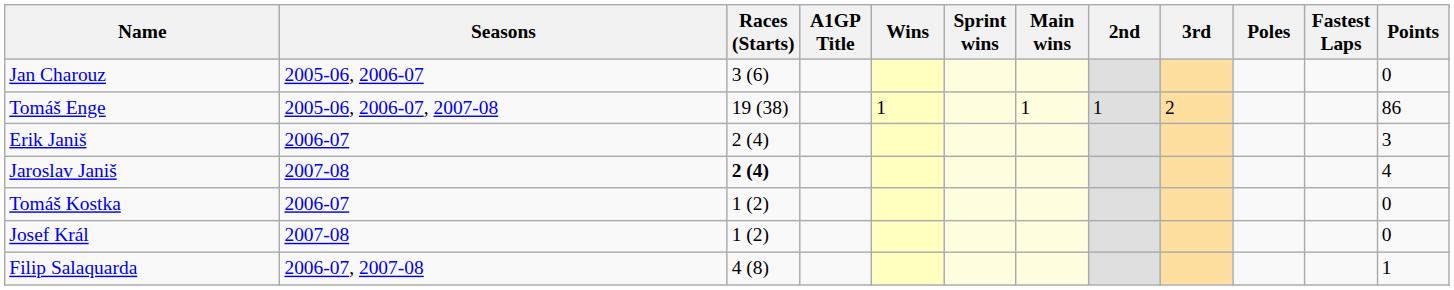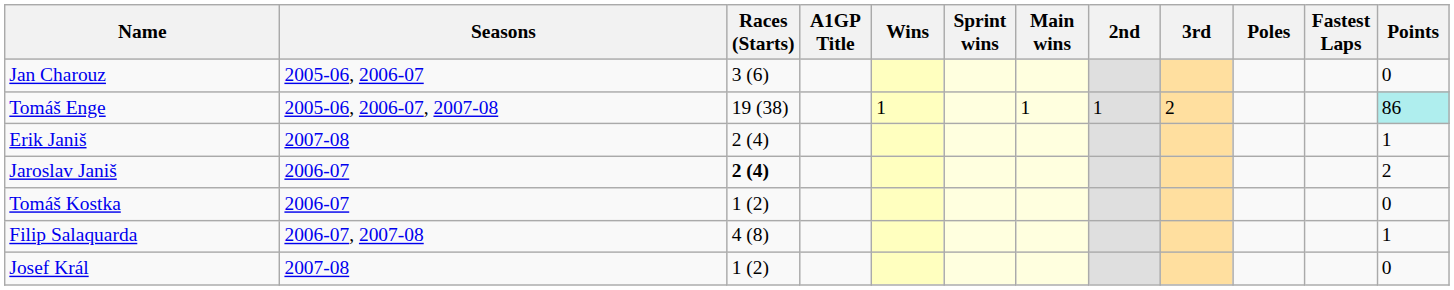(1391, 107) no background -> (1391, 107) paleturquoise background
(317, 139) 2006-07 -> (317, 139) 2007-08
(1387, 139) 3 -> (1387, 139) 1
(317, 171) 2007-08 -> (317, 171) 2006-07
(1387, 171) 4 -> (1387, 171) 2
rows swapped: (49, 235) <-> (73, 267)
